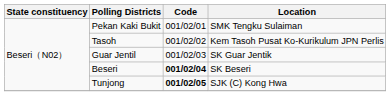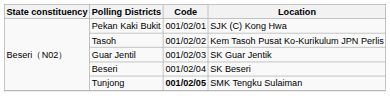(256, 25) SMK Tengku Sulaiman -> (248, 25) SJK (C) Kong Hwa
(186, 69) bold -> (186, 69) normal
(248, 83) SJK (C) Kong Hwa -> (256, 83) SMK Tengku Sulaiman
